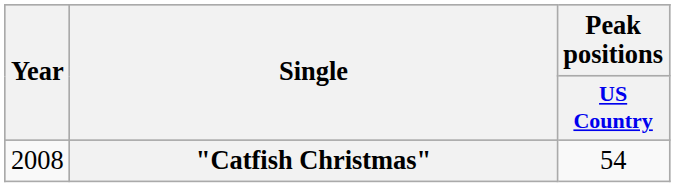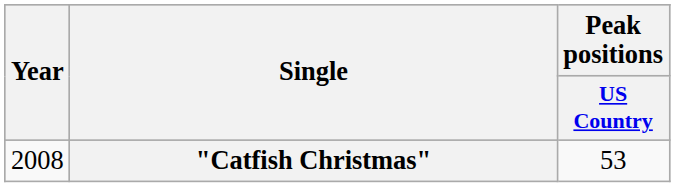(613, 160) 54 -> (613, 160) 53
